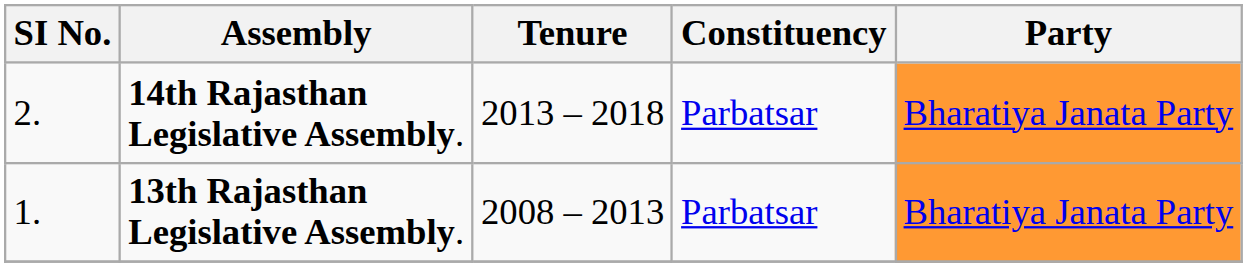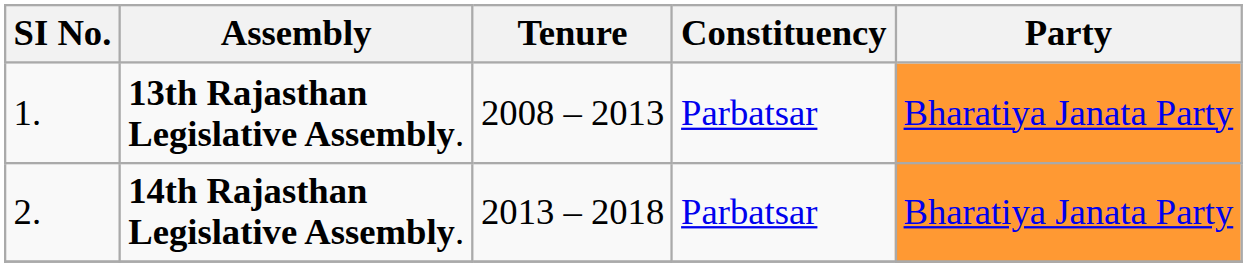rows swapped: (296, 211) <-> (296, 112)
